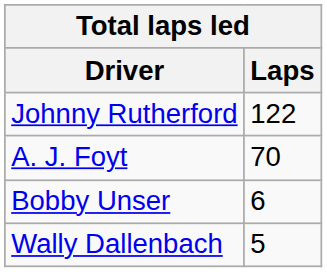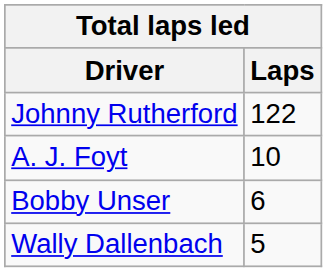(266, 157) 70 -> (266, 157) 10
